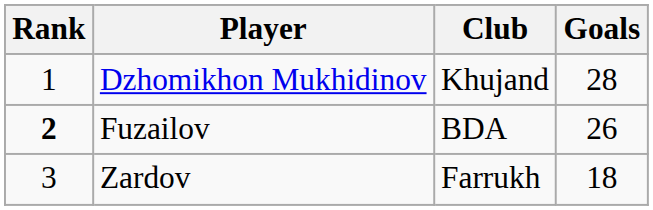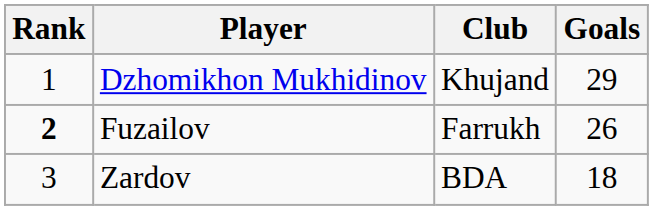(602, 79) 28 -> (602, 79) 29
(474, 128) BDA -> (491, 128) Farrukh
(491, 178) Farrukh -> (474, 178) BDA
